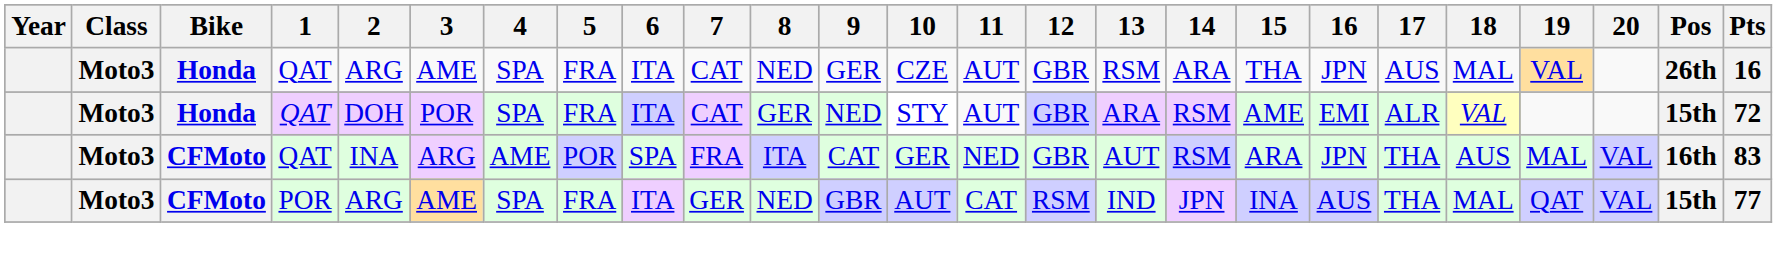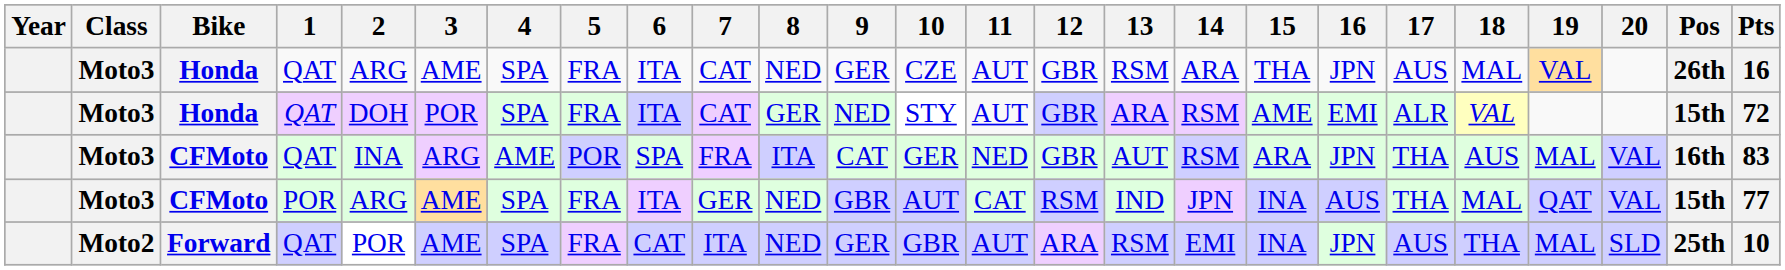+ row: (219, 243)
